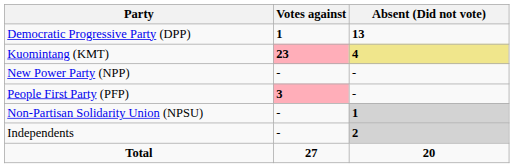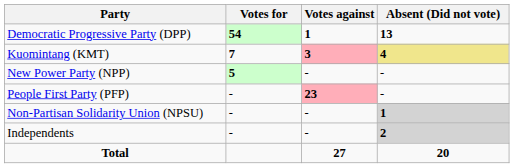+ column: (264, 14)
(282, 53) 23 -> (308, 53) 3
(279, 93) 3 -> (311, 93) 23
